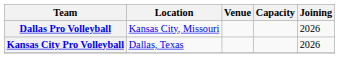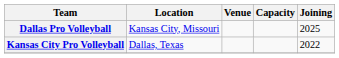(310, 28) 2026 -> (310, 28) 2025
(310, 45) 2026 -> (310, 45) 2022
